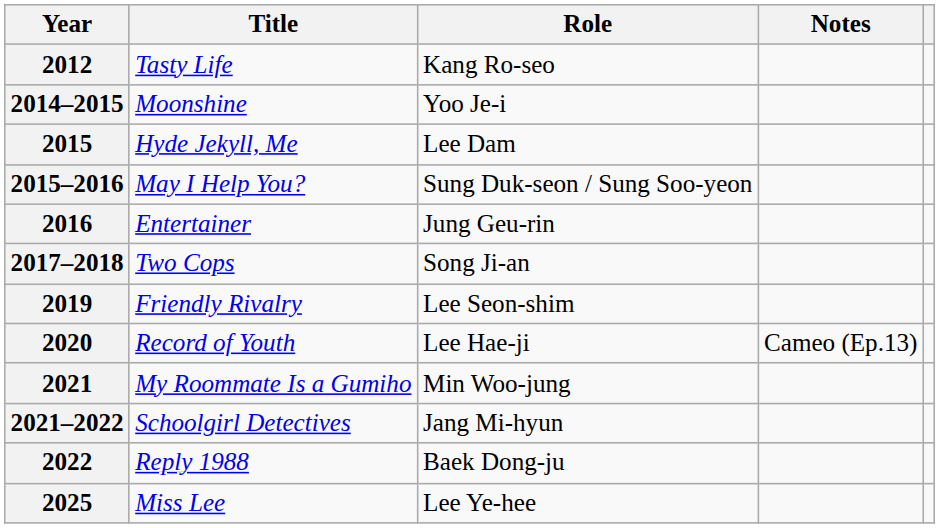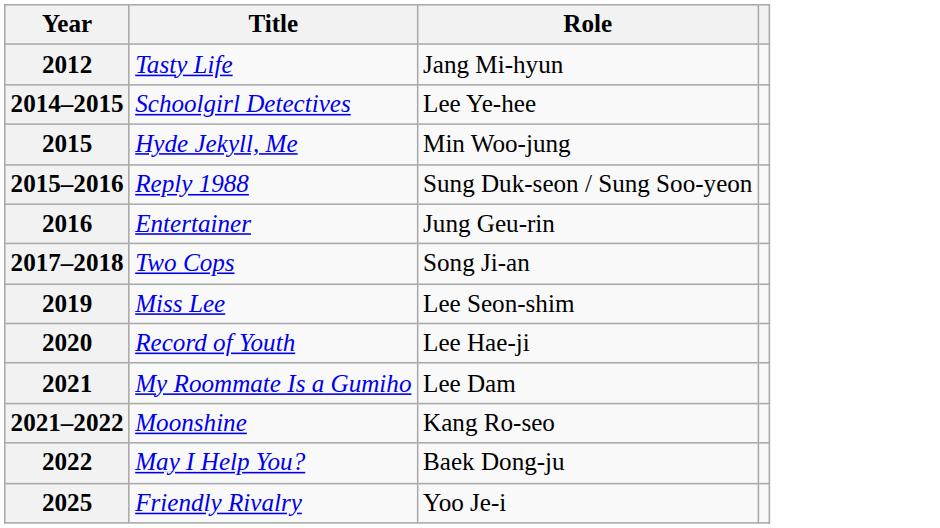- column: (841, 24)
(489, 64) Kang Ro-seo -> (493, 64) Jang Mi-hyun
(191, 104) Moonshine -> (243, 104) Schoolgirl Detectives
(465, 104) Yoo Je-i -> (480, 104) Lee Ye-hee
(469, 143) Lee Dam -> (497, 143) Min Woo-jung
(220, 183) May I Help You? -> (192, 183) Reply 1988
(219, 303) Friendly Rivalry -> (180, 303) Miss Lee
(497, 382) Min Woo-jung -> (469, 382) Lee Dam
(243, 422) Schoolgirl Detectives -> (191, 422) Moonshine
(493, 422) Jang Mi-hyun -> (489, 422) Kang Ro-seo
(192, 462) Reply 1988 -> (220, 462) May I Help You?
(180, 502) Miss Lee -> (219, 502) Friendly Rivalry
(480, 502) Lee Ye-hee -> (465, 502) Yoo Je-i
